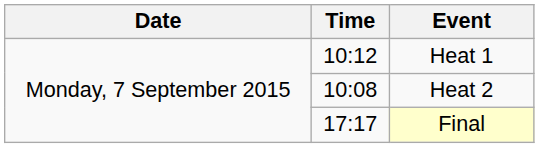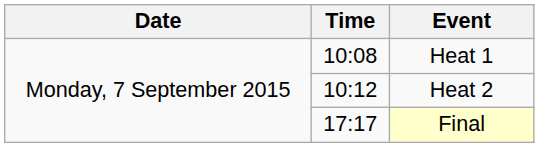(350, 55) 10:12 -> (350, 55) 10:08
(350, 90) 10:08 -> (350, 90) 10:12
